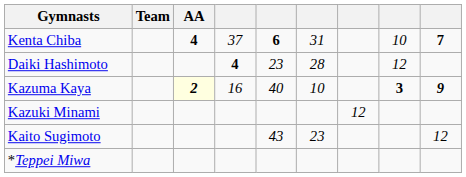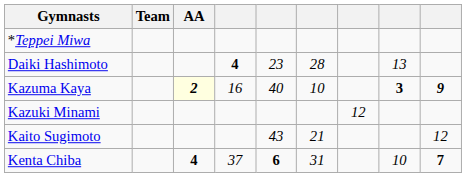rows swapped: (45, 40) <-> (49, 161)
(399, 64) 12 -> (399, 64) 13
(317, 137) 23 -> (317, 137) 21
